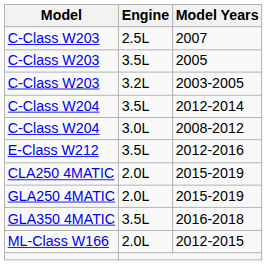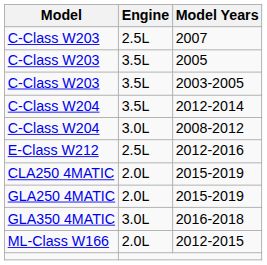(136, 83) 3.2L -> (136, 83) 3.5L
(136, 151) 3.5L -> (136, 151) 2.5L
(136, 219) 3.5L -> (136, 219) 3.0L
